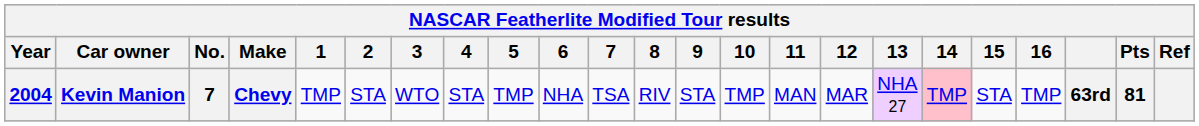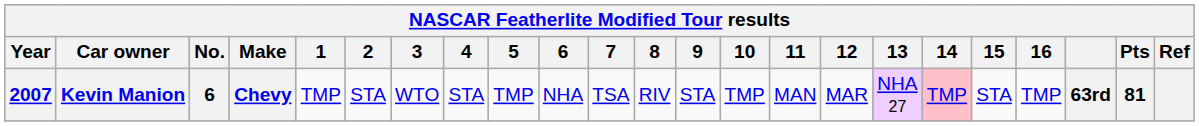(31, 95) 2004 -> (31, 95) 2007
(210, 95) 7 -> (210, 95) 6
